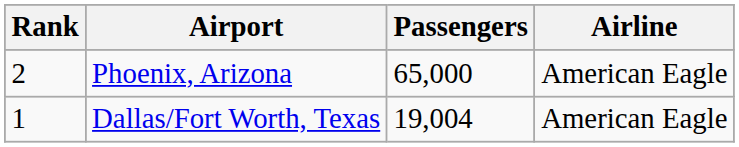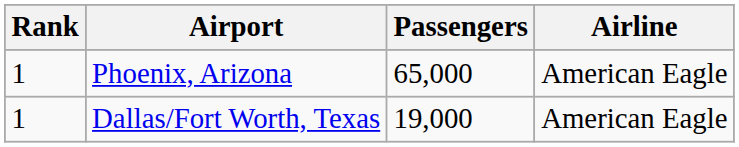(19, 73) 2 -> (19, 73) 1
(433, 118) 19,004 -> (433, 118) 19,000
